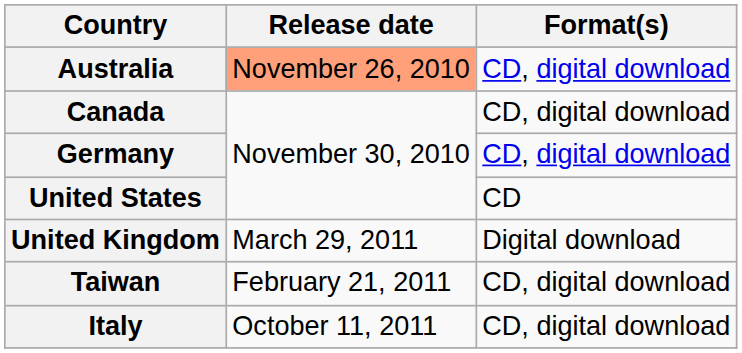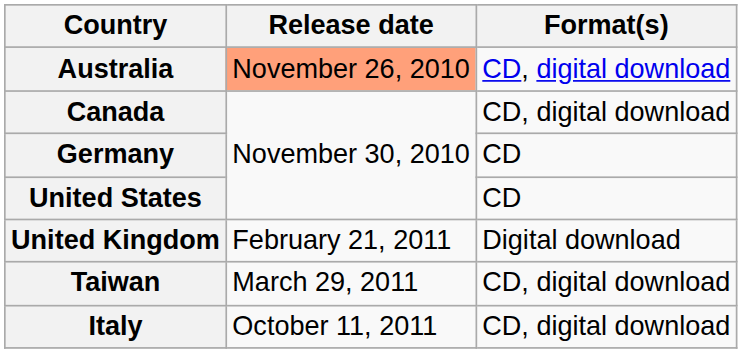(606, 154) CD, digital download -> (502, 154) CD
(325, 240) March 29, 2011 -> (342, 240) February 21, 2011
(342, 283) February 21, 2011 -> (325, 283) March 29, 2011
